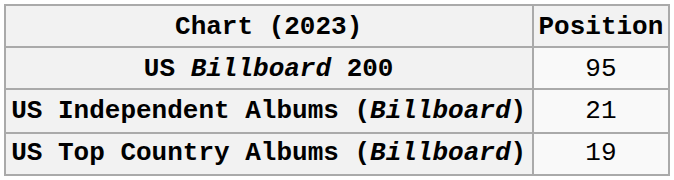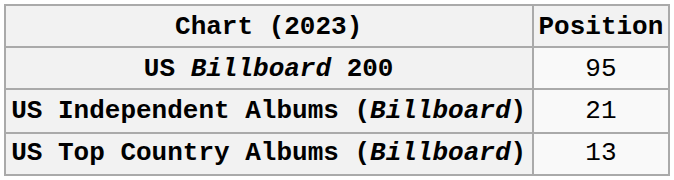(601, 153) 19 -> (601, 153) 13
